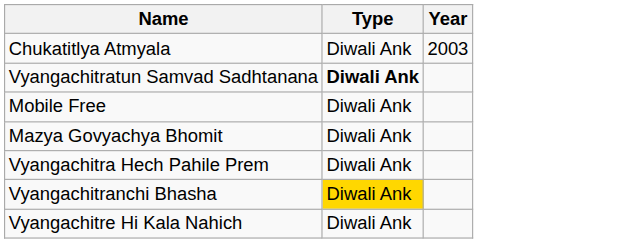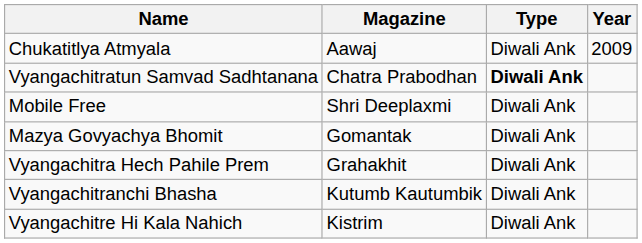+ column: (404, 19)
(448, 48) 2003 -> (612, 48) 2009
(369, 194) gold background -> (533, 194) no background
